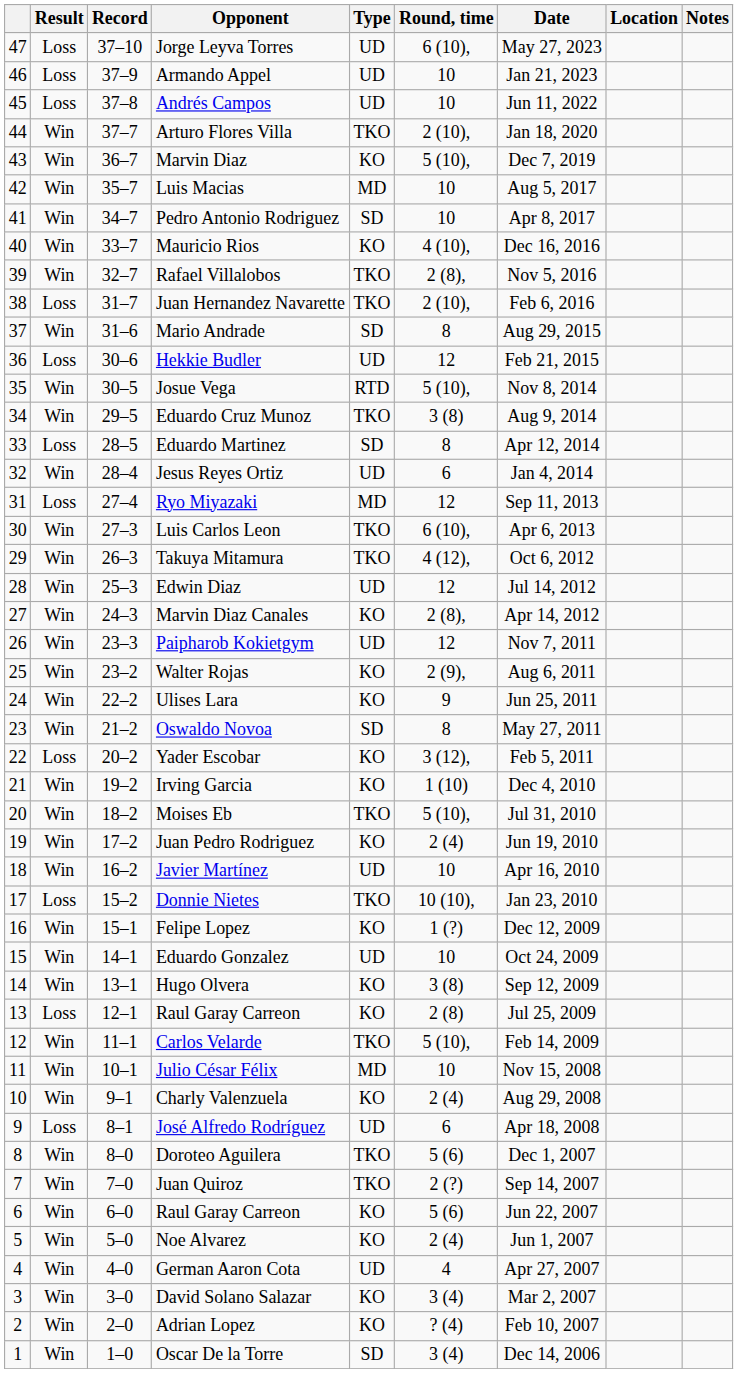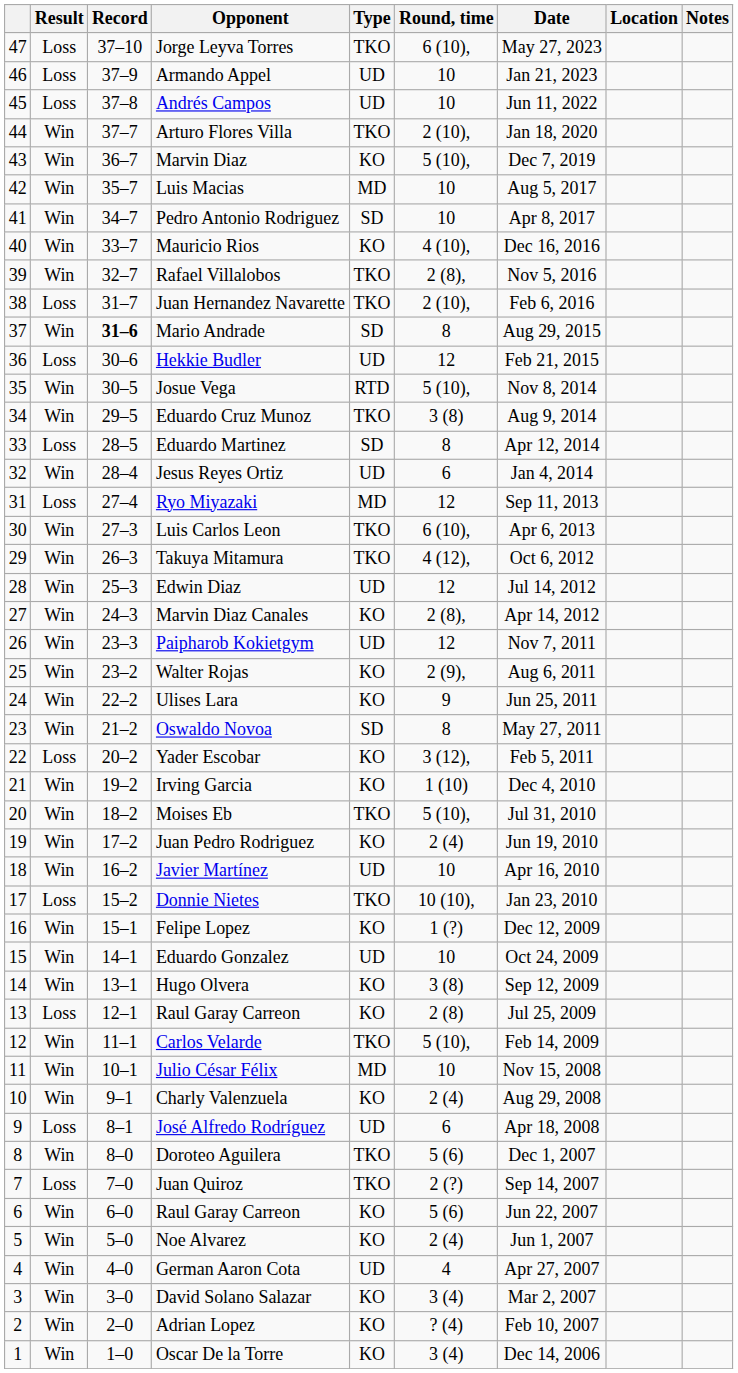(372, 47) UD -> (372, 47) TKO
(120, 331) normal -> (120, 331) bold
(59, 1183) Win -> (59, 1183) Loss
(372, 1354) SD -> (372, 1354) KO
